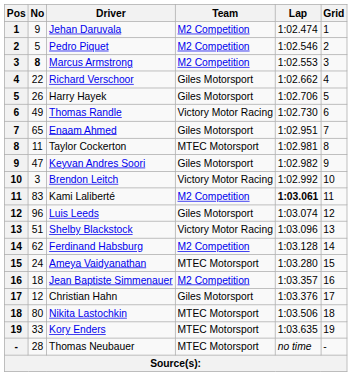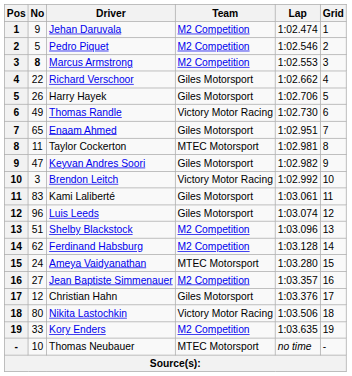(214, 196) M2 Competition -> (215, 196) Giles Motorsport
(298, 196) bold -> (298, 196) normal
(225, 230) Victory Motor Racing -> (214, 230) M2 Competition
(37, 280) 18 -> (37, 280) 27
(218, 313) MTEC Motorsport -> (225, 313) Victory Motor Racing
(218, 330) MTEC Motorsport -> (214, 330) M2 Competition
(37, 347) 28 -> (37, 347) 10
